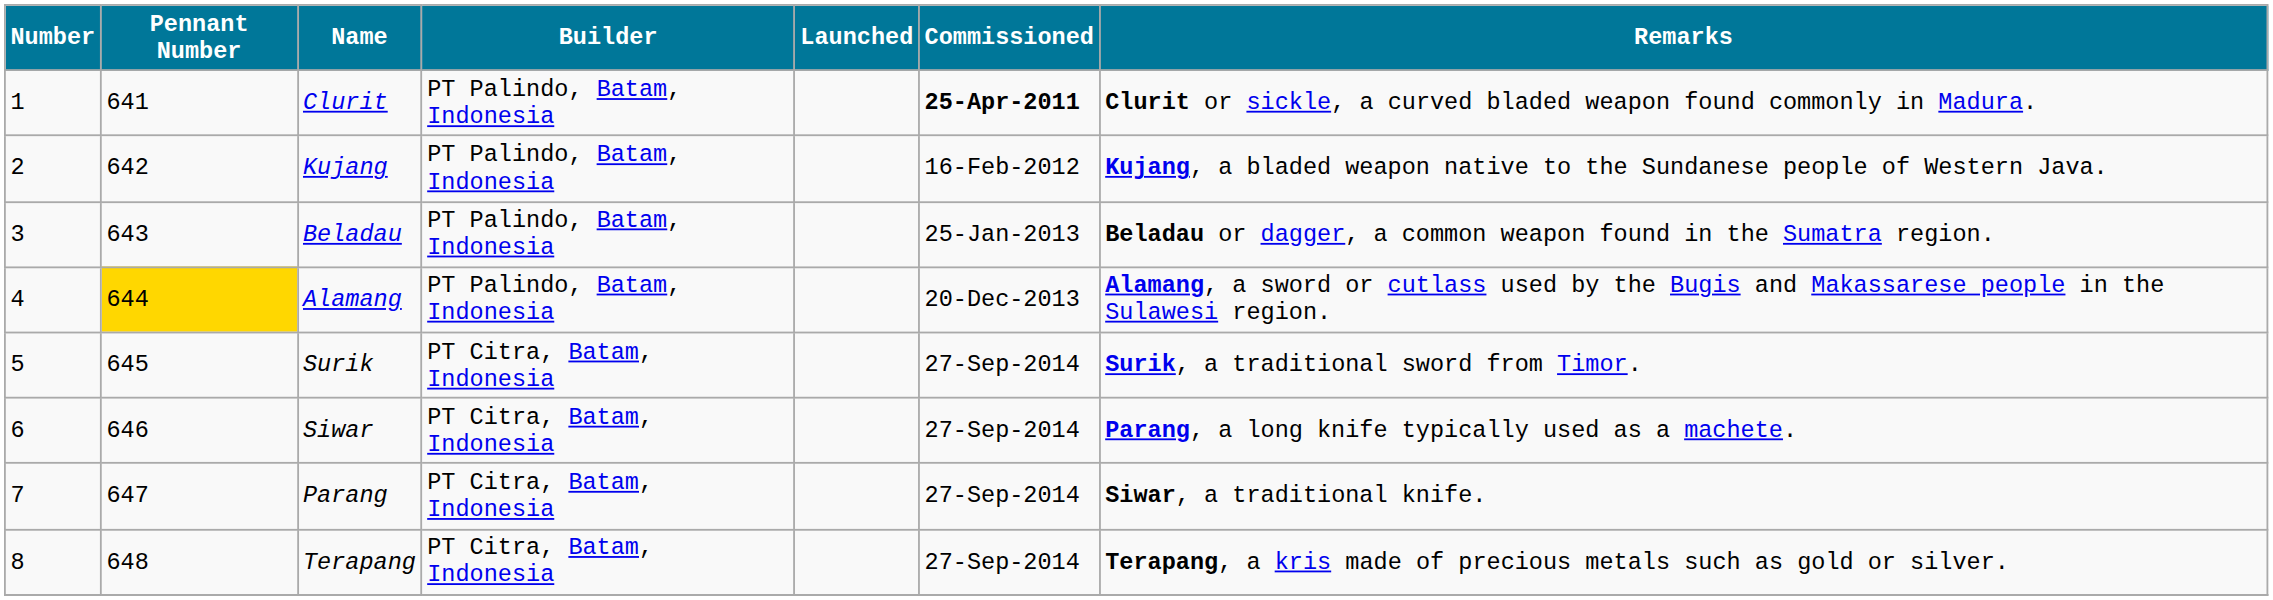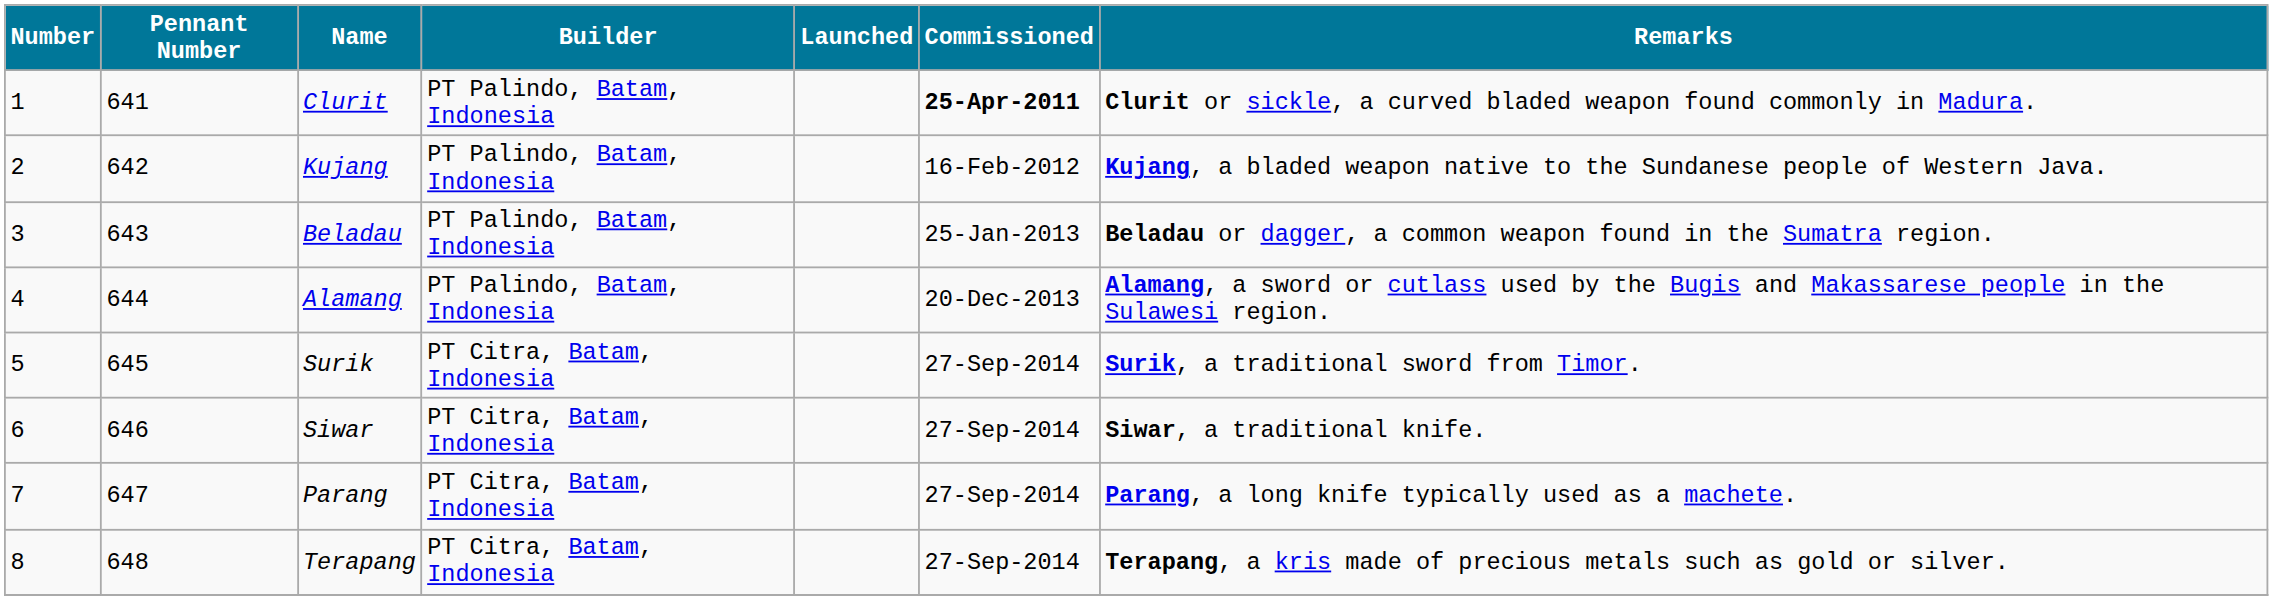(128, 300) gold background -> (128, 300) no background
(1451, 431) Parang, a long knife typically used as a machete. -> (1296, 431) Siwar, a traditional knife.
(1296, 496) Siwar, a traditional knife. -> (1451, 496) Parang, a long knife typically used as a machete.
